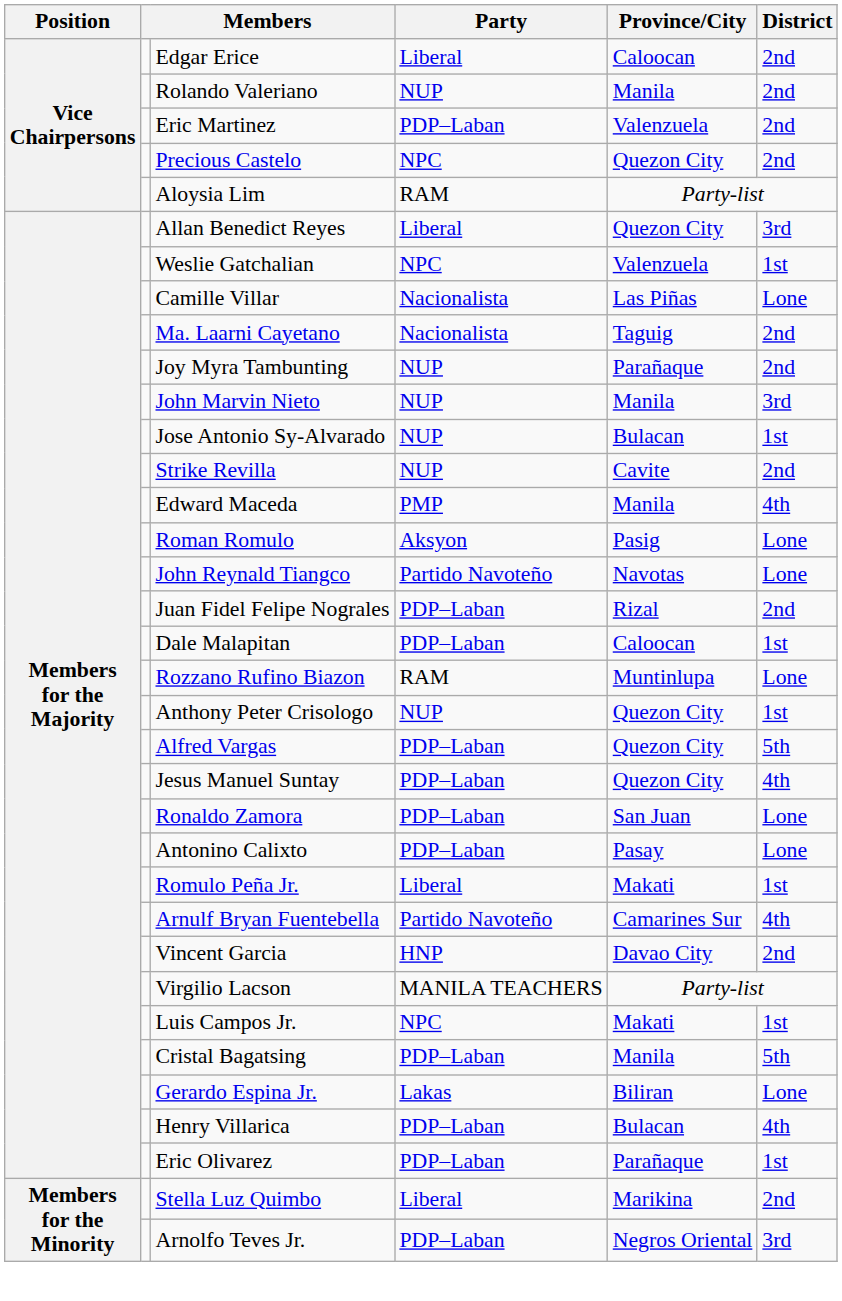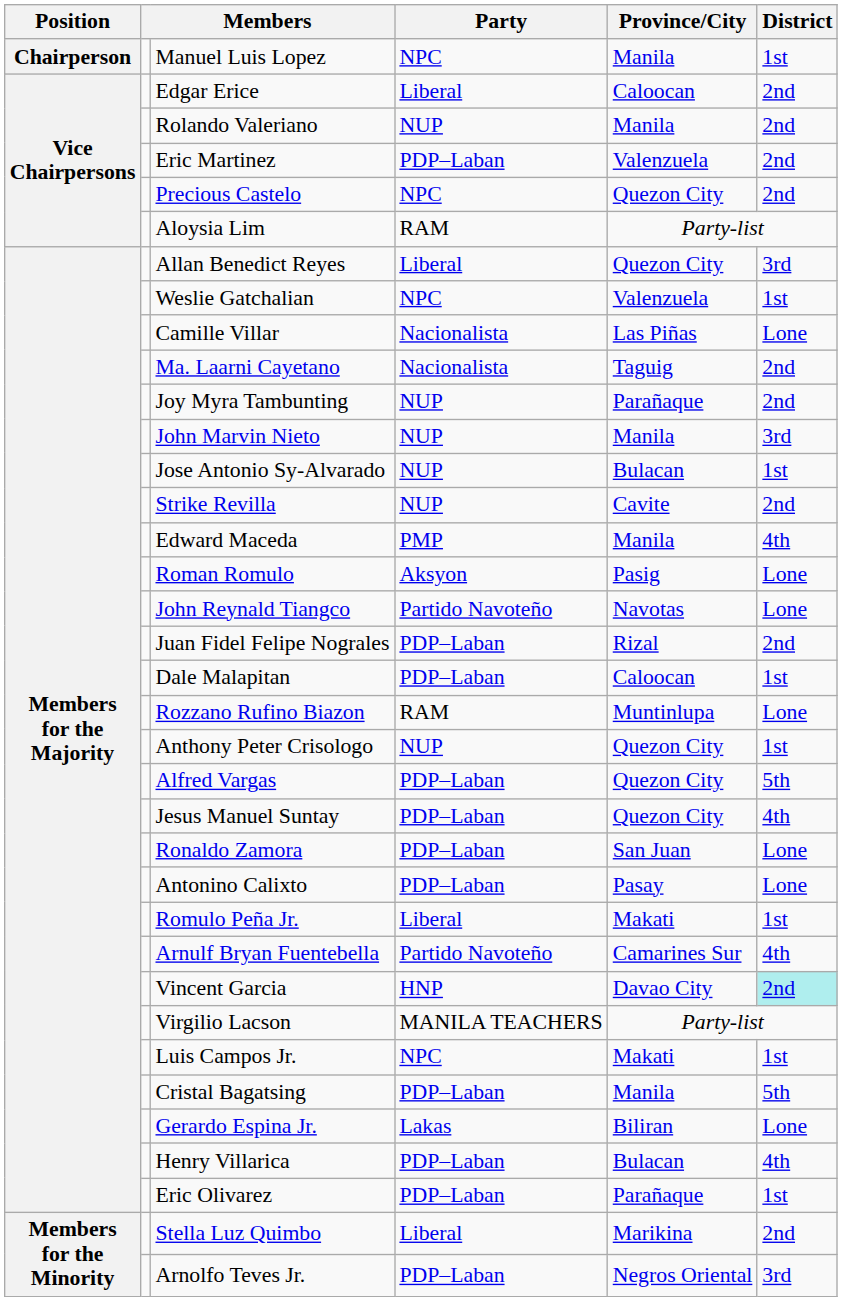+ row: (241, 56)
(779, 953) no background -> (779, 988) paleturquoise background
